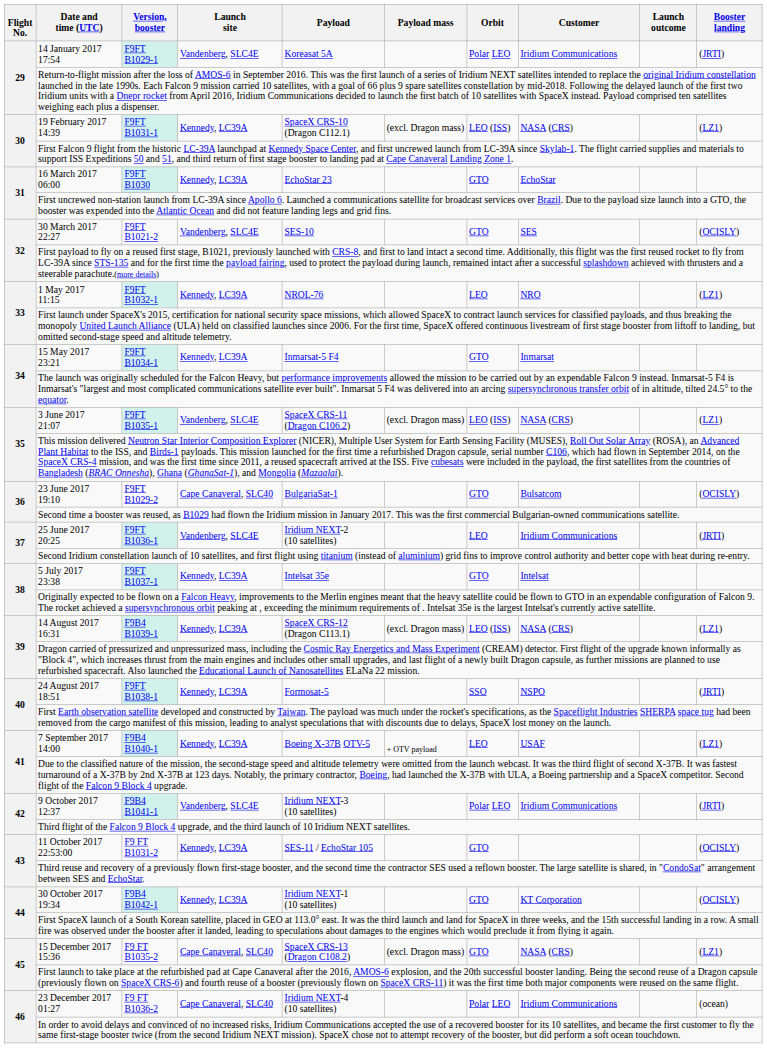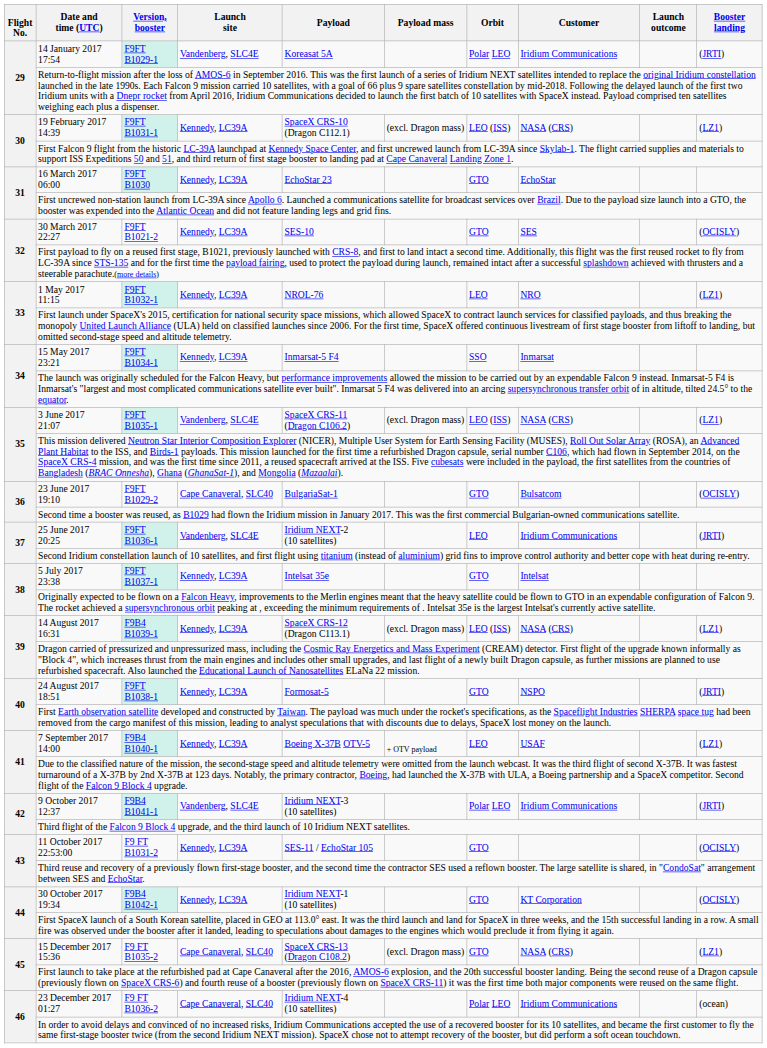(219, 232) Vandenberg, SLC4E -> (214, 232) Kennedy, LC39A
(479, 357) GTO -> (478, 357) SSO
(478, 691) SSO -> (479, 691) GTO
